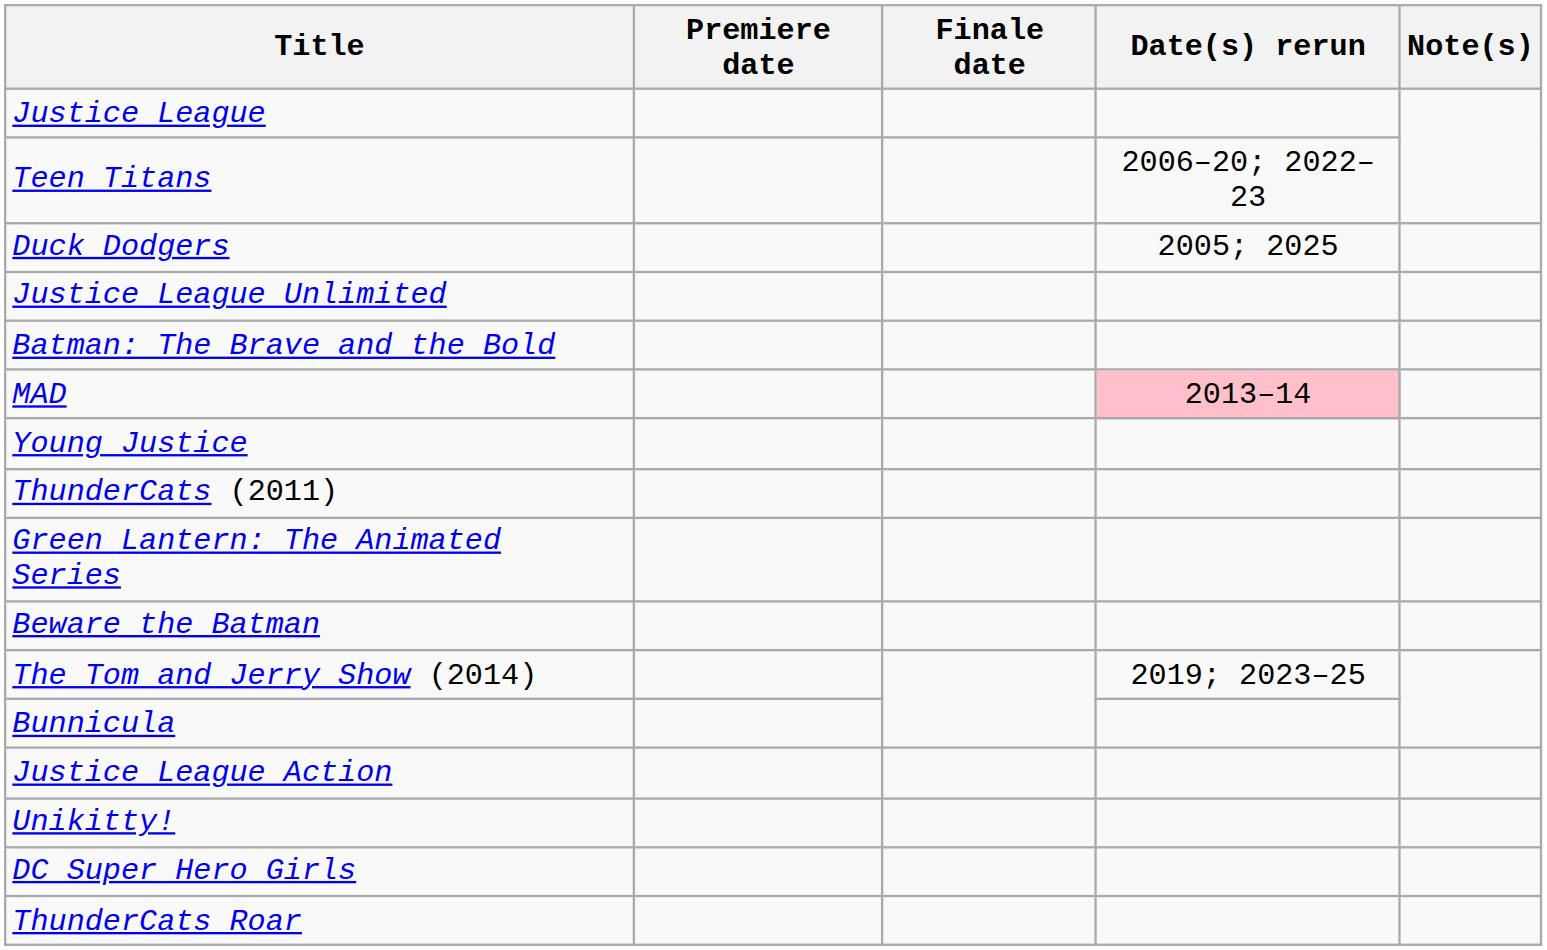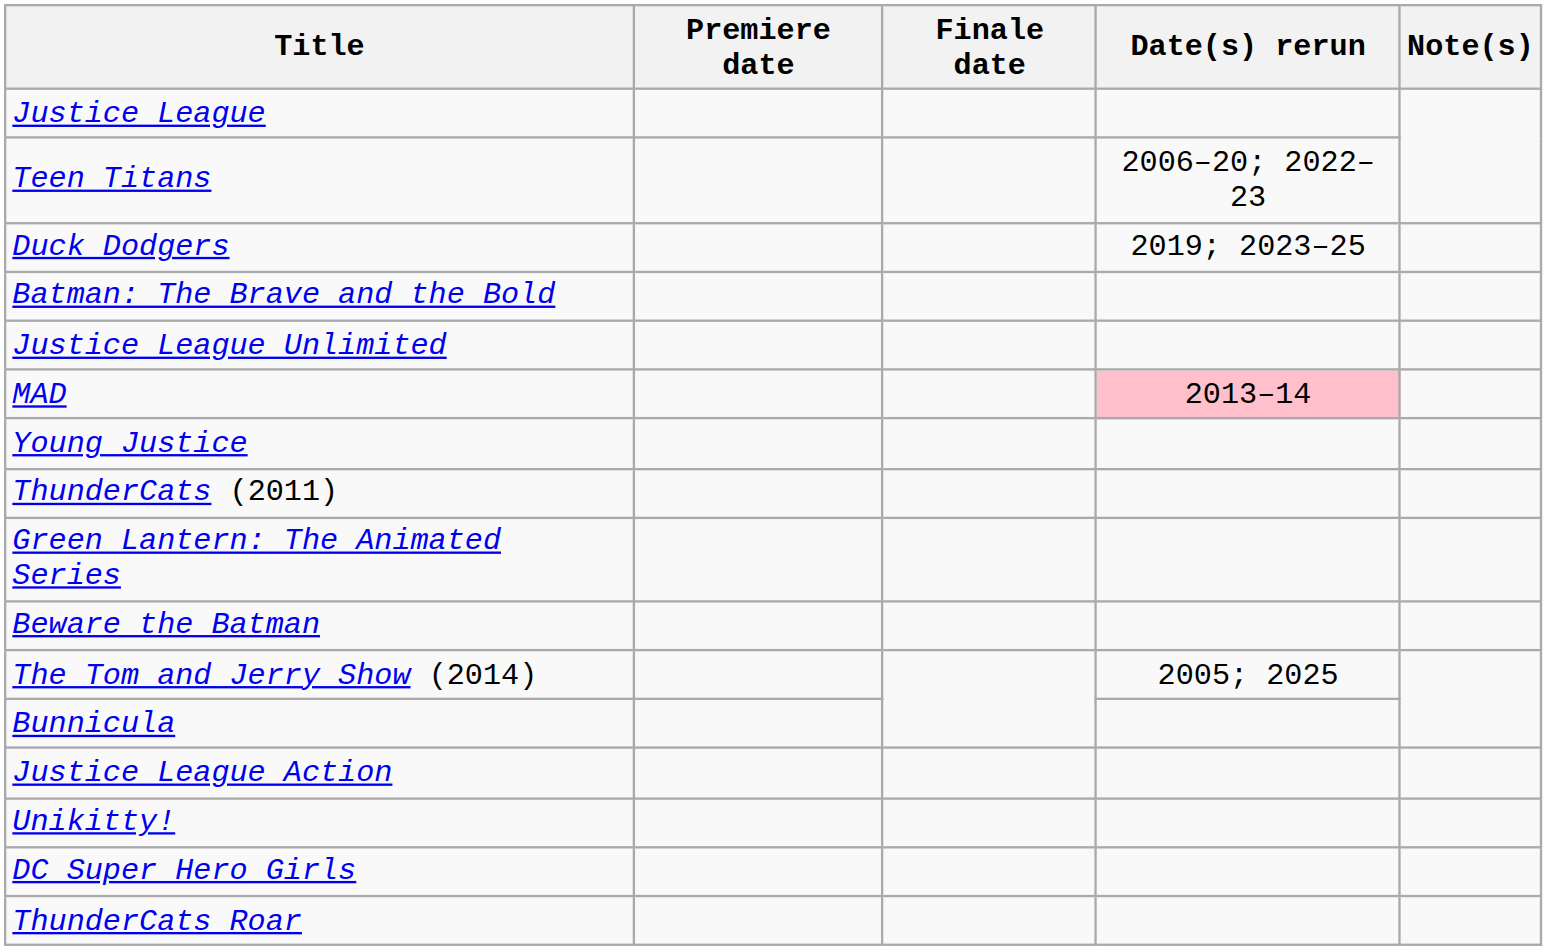(1248, 247) 2005; 2025 -> (1248, 247) 2019; 2023–25
rows swapped: (230, 296) <-> (284, 345)
(1248, 675) 2019; 2023–25 -> (1248, 675) 2005; 2025
